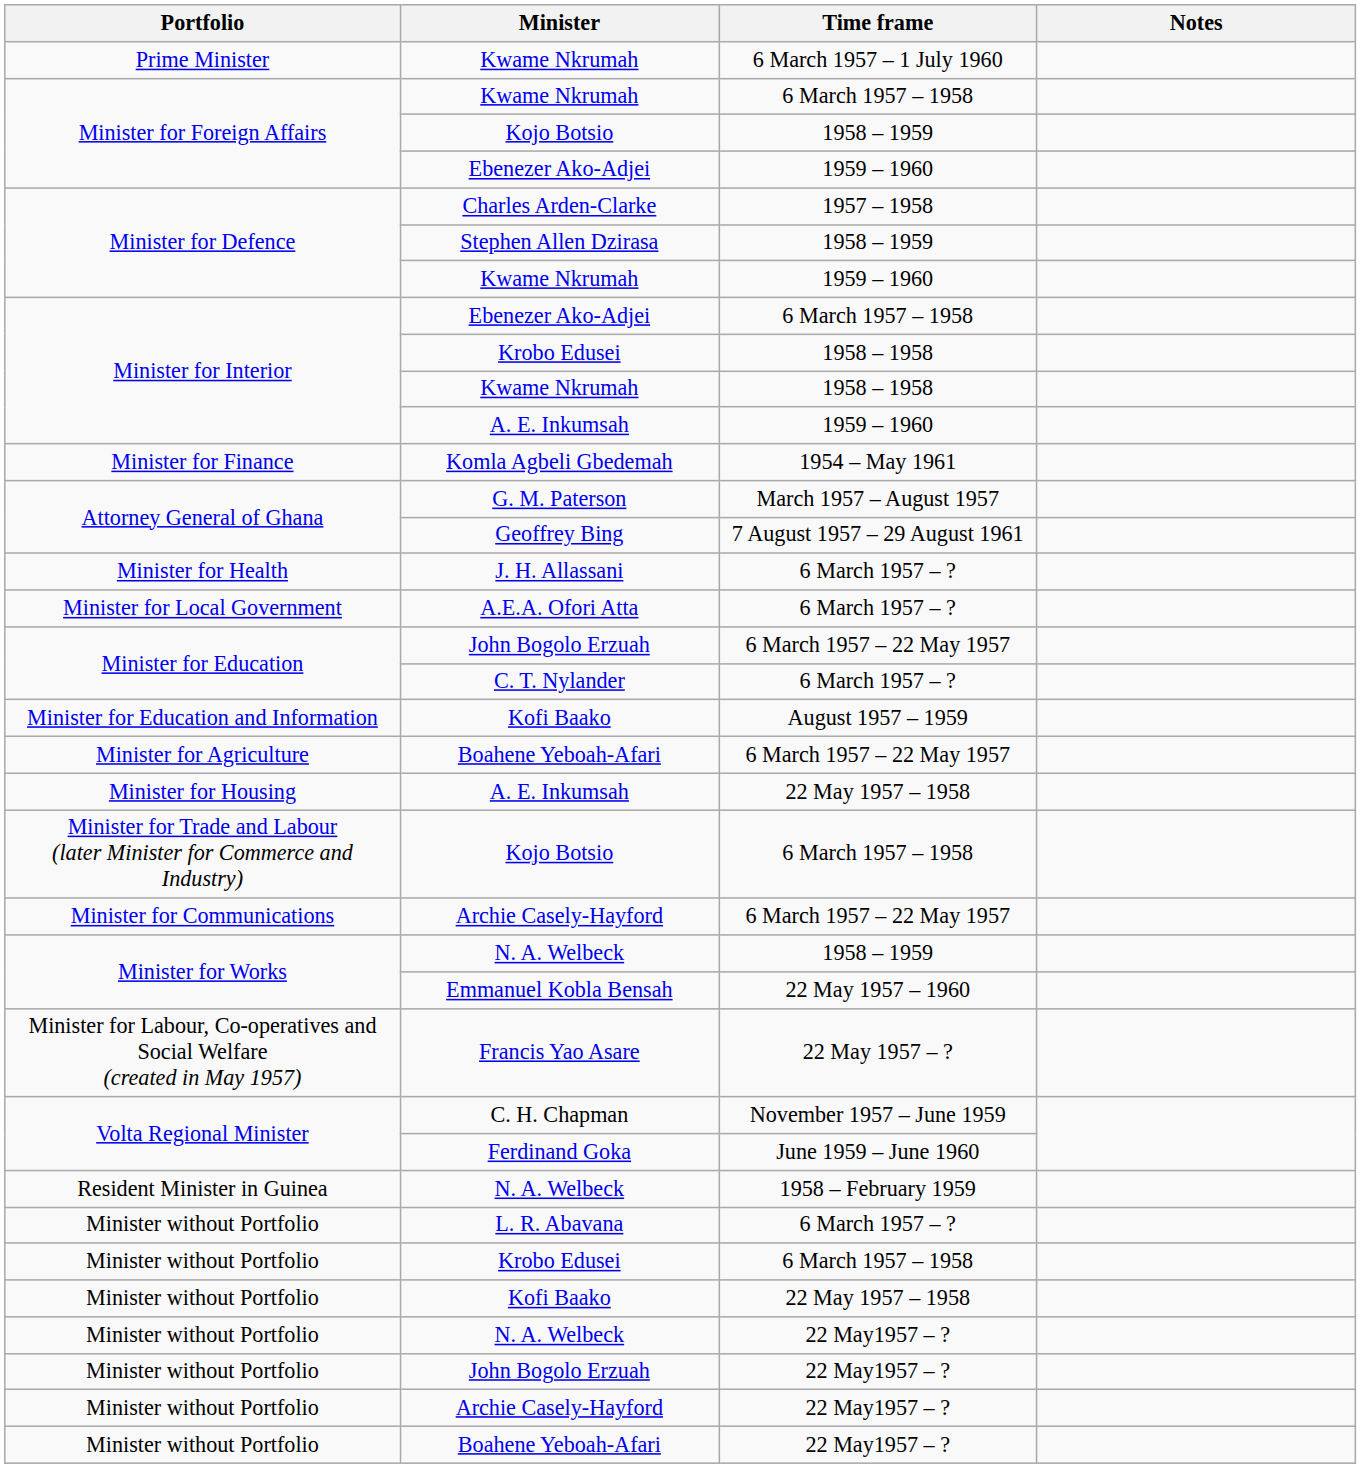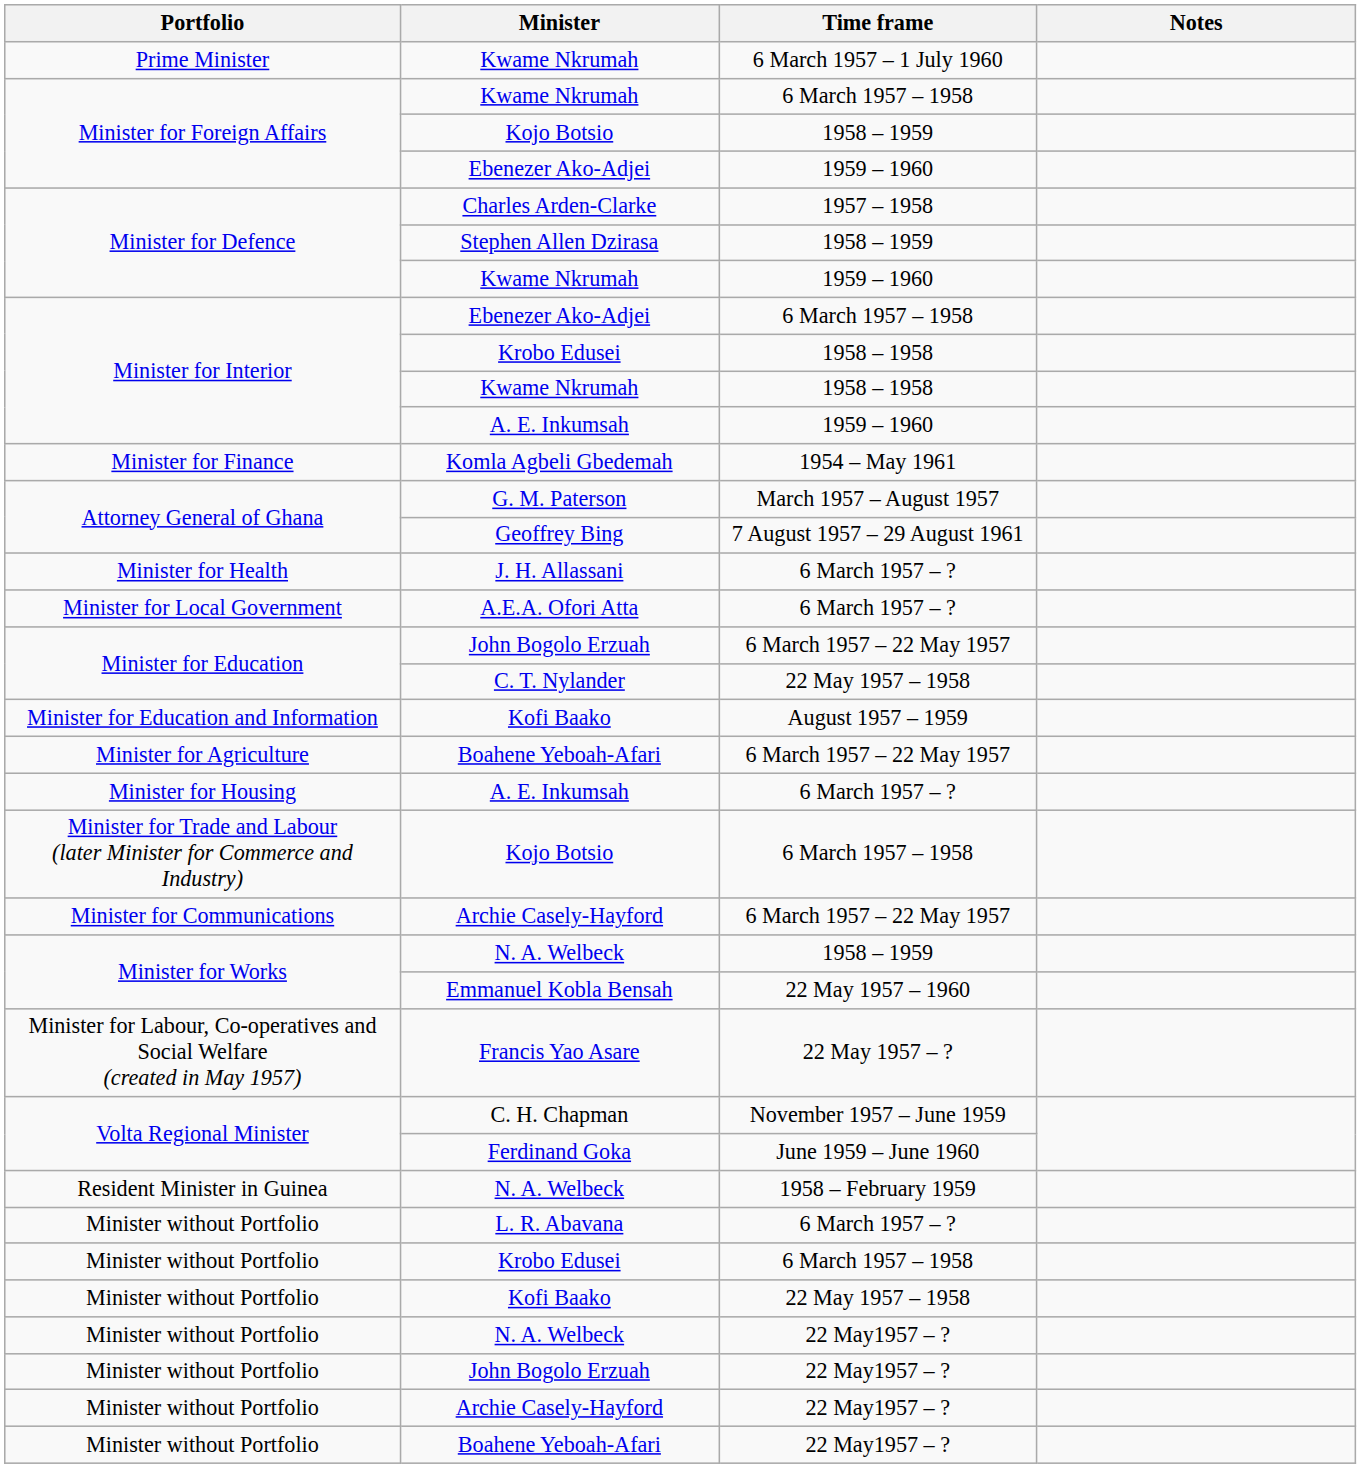(878, 681) 6 March 1957 – ? -> (878, 681) 22 May 1957 – 1958
(878, 791) 22 May 1957 – 1958 -> (878, 791) 6 March 1957 – ?
